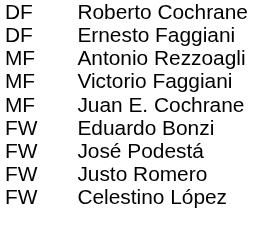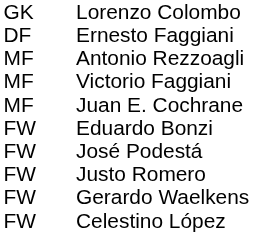+ row: (158, 12)
- row: (163, 12)
+ row: (163, 197)
